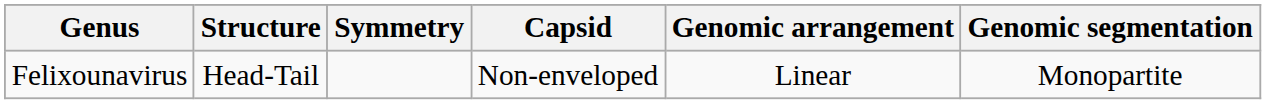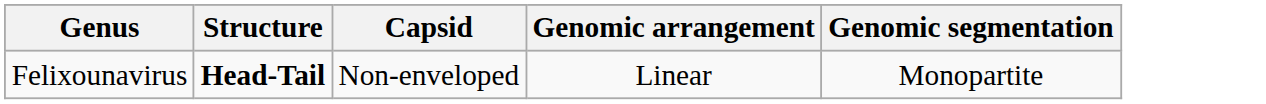- column: (399, 27)
(261, 74) normal -> (263, 74) bold
